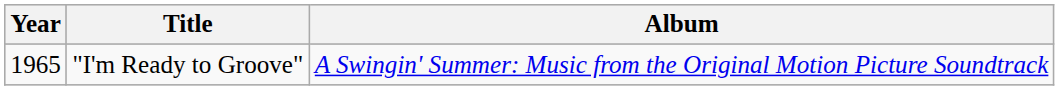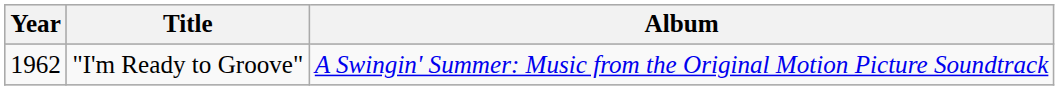(36, 64) 1965 -> (36, 64) 1962
